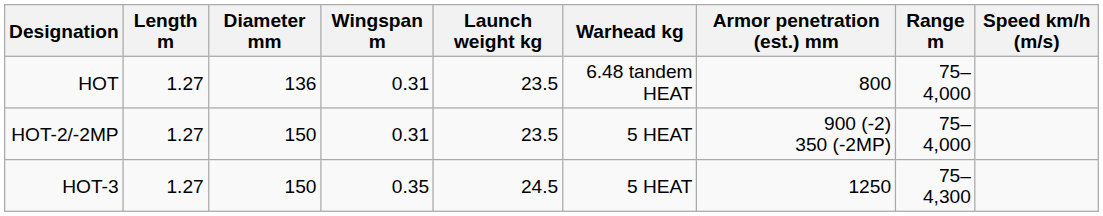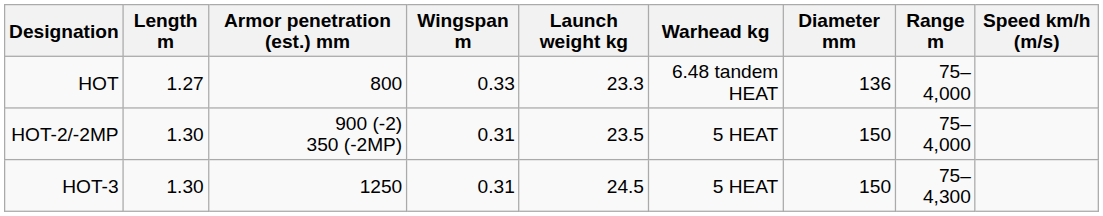columns swapped: (265, 31) <-> (796, 31)
(410, 82) 0.31 -> (496, 82) 0.33
(540, 82) 23.5 -> (625, 82) 23.3
(185, 134) 1.27 -> (185, 134) 1.30
(185, 186) 1.27 -> (185, 186) 1.30
(410, 186) 0.35 -> (496, 186) 0.31
